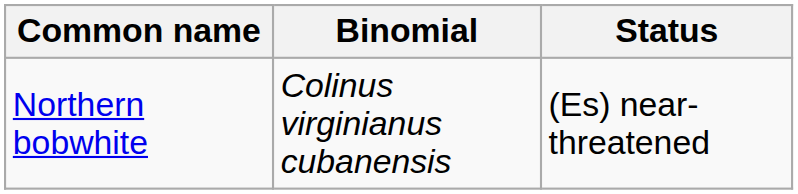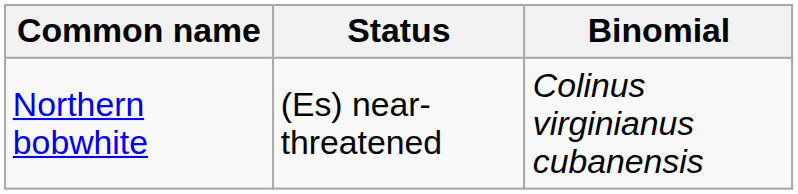columns swapped: (407, 31) <-> (667, 31)
